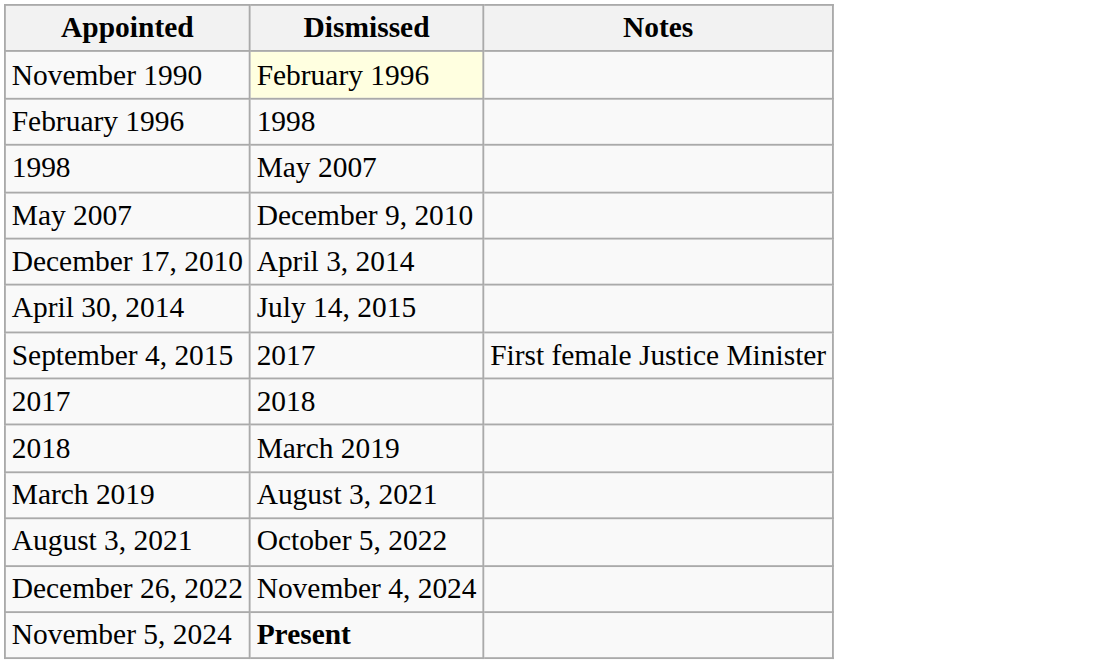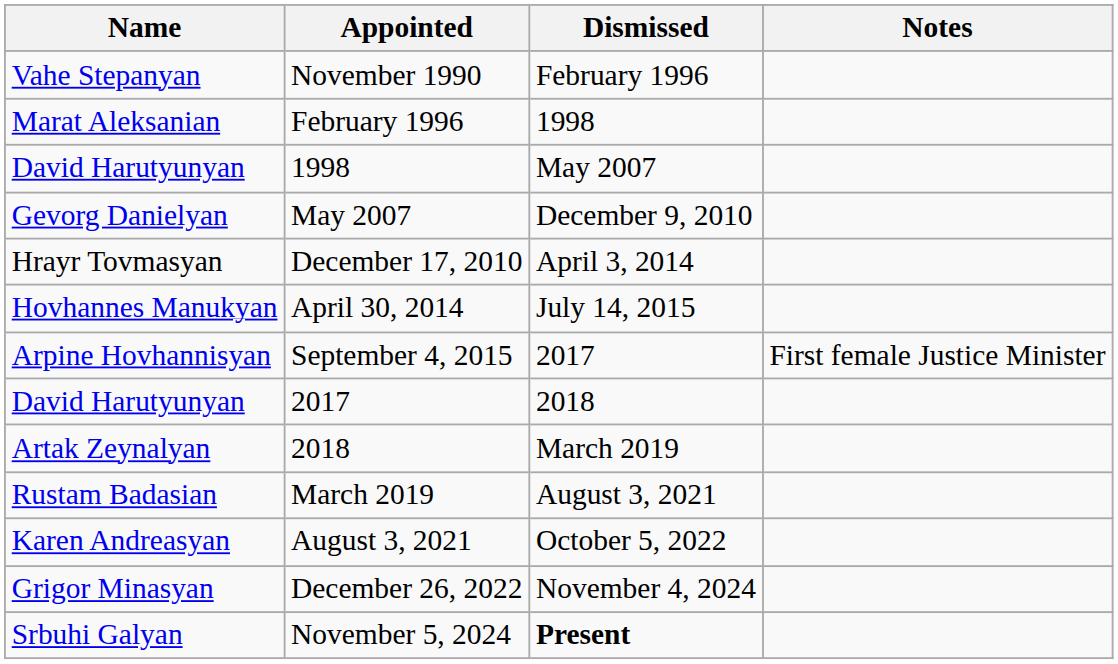+ column: (145, 27)
(343, 74) lightyellow background -> (622, 74) no background
